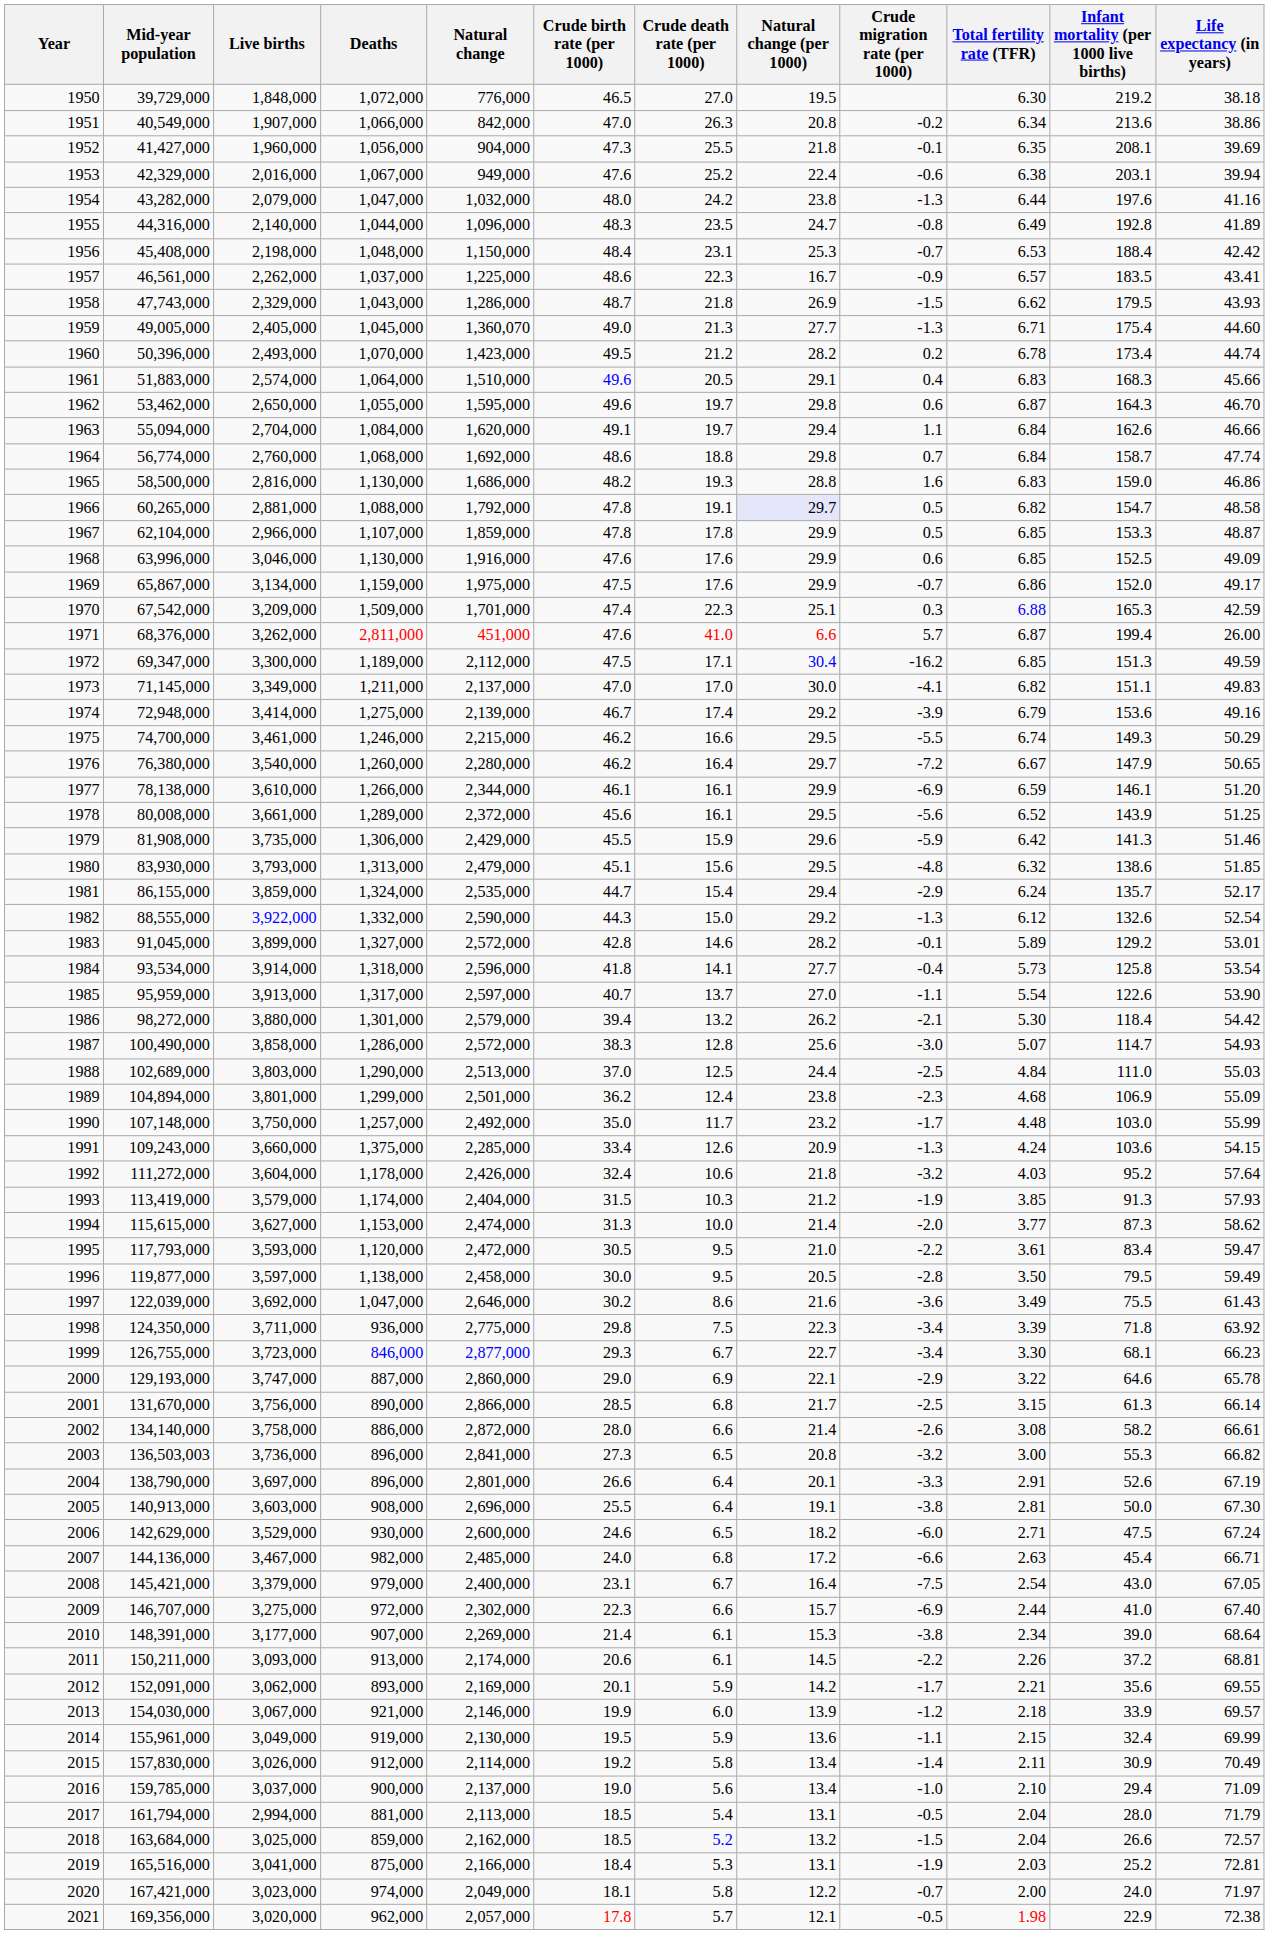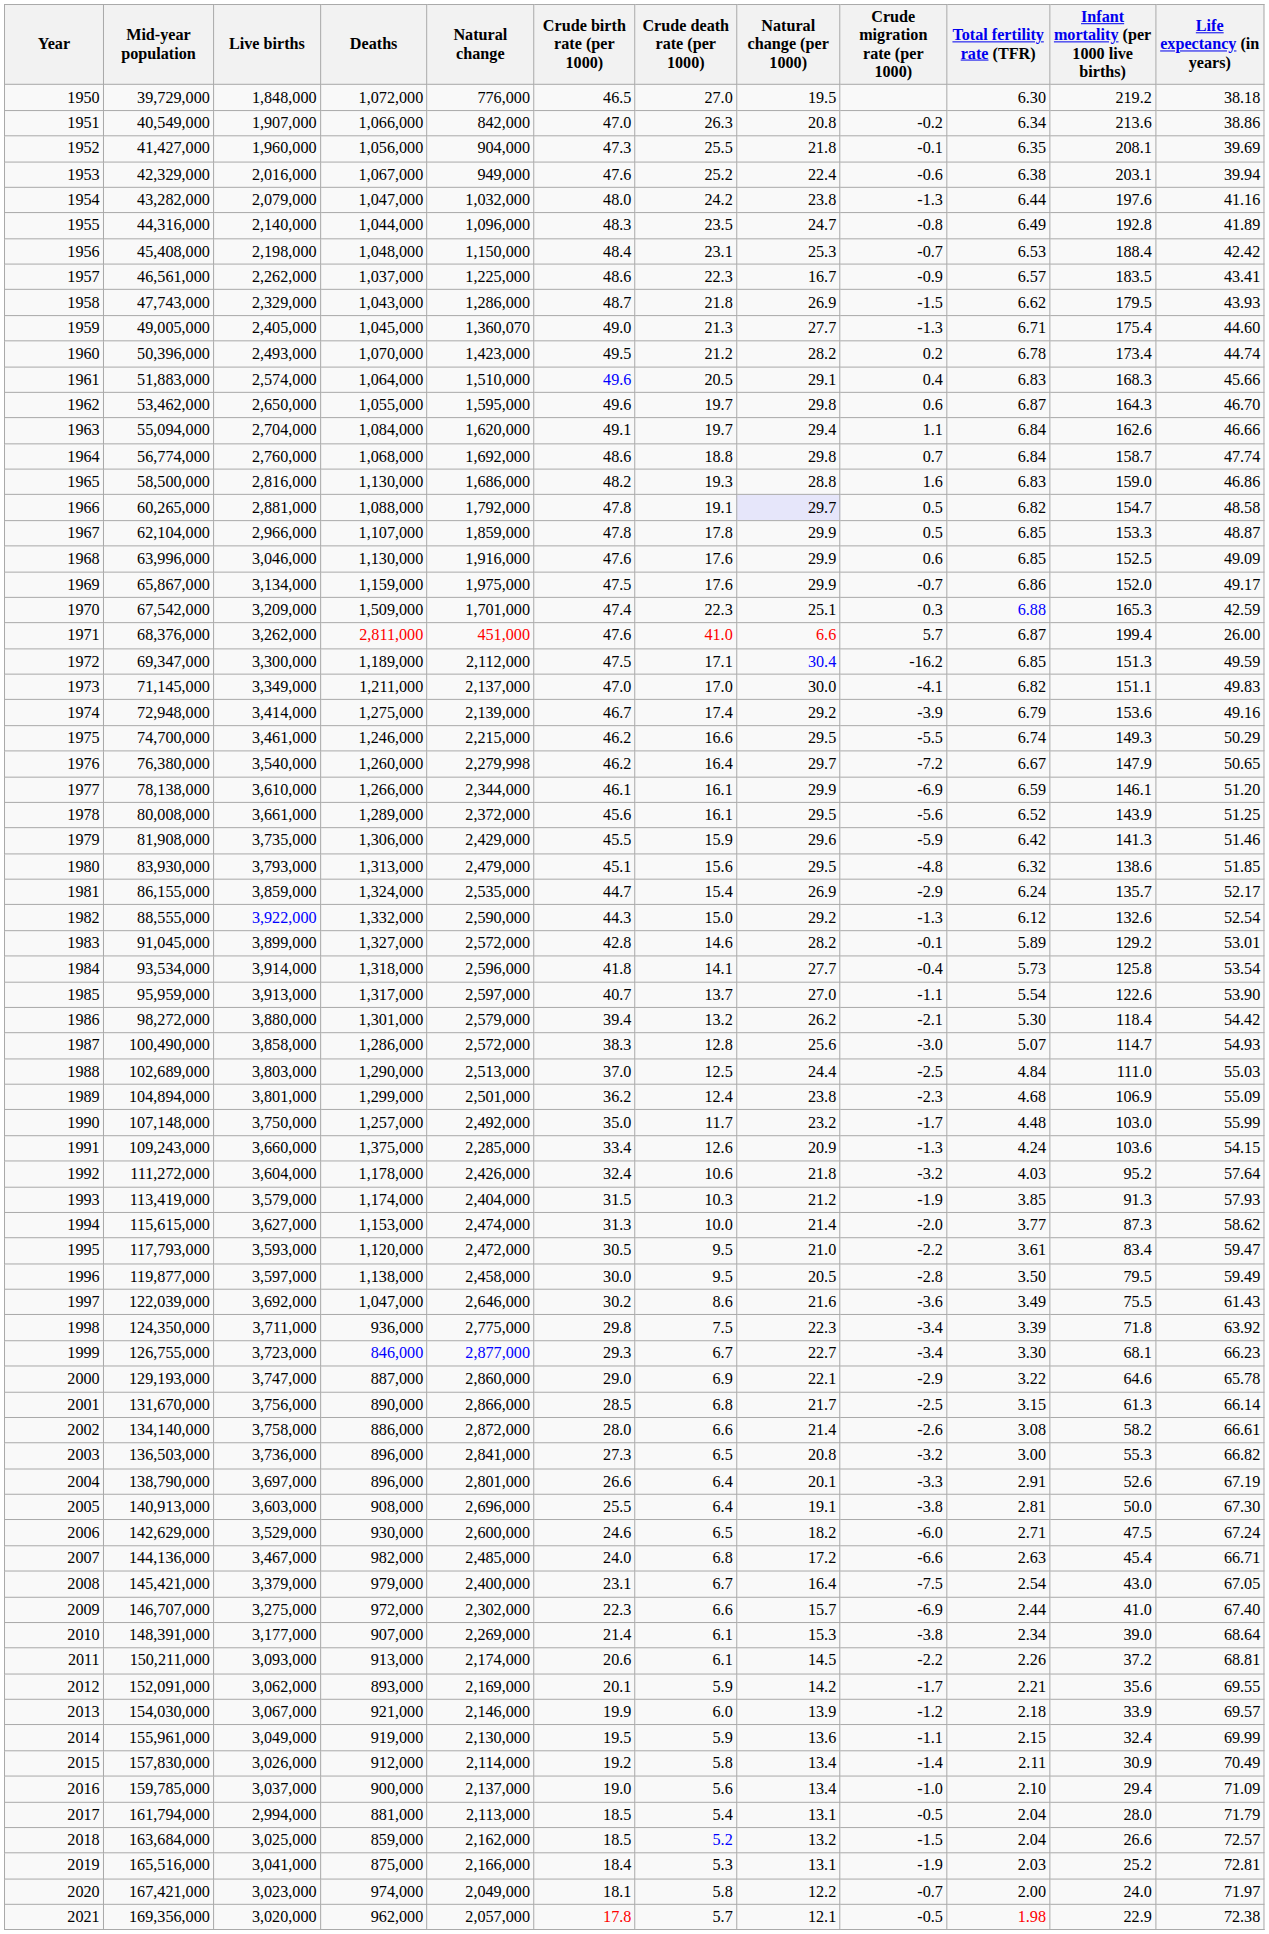(496, 763) 2,280,000 -> (496, 763) 2,279,998
(822, 891) 29.4 -> (822, 891) 26.9
(167, 1455) 136,503,003 -> (167, 1455) 136,503,000
